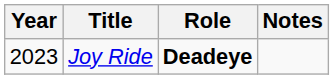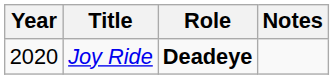(34, 56) 2023 -> (34, 56) 2020
